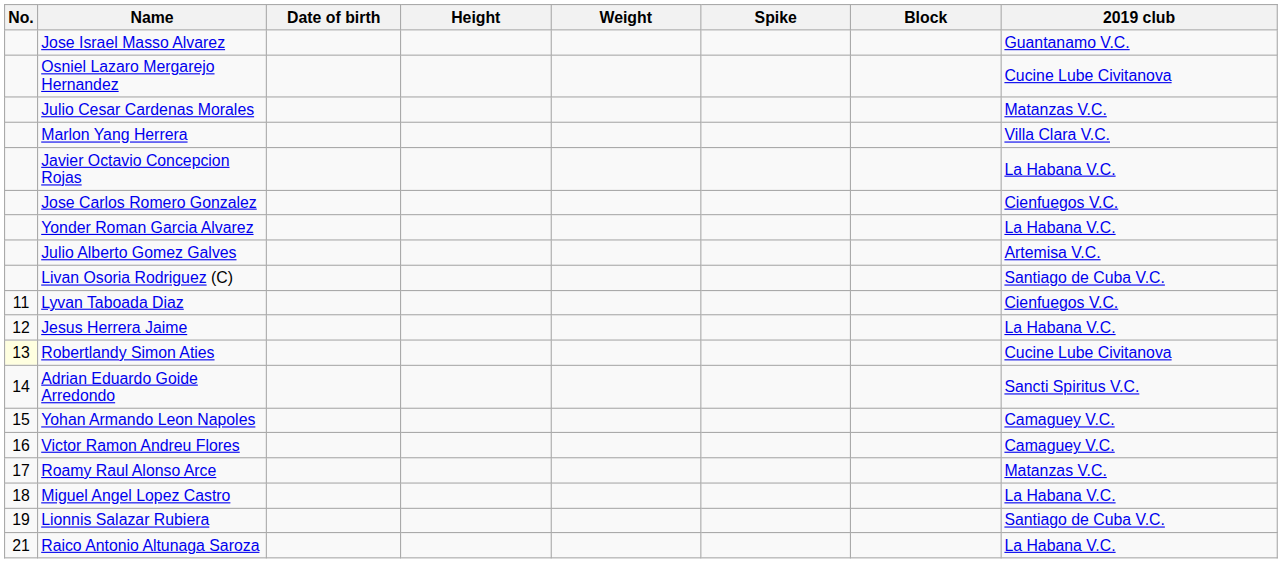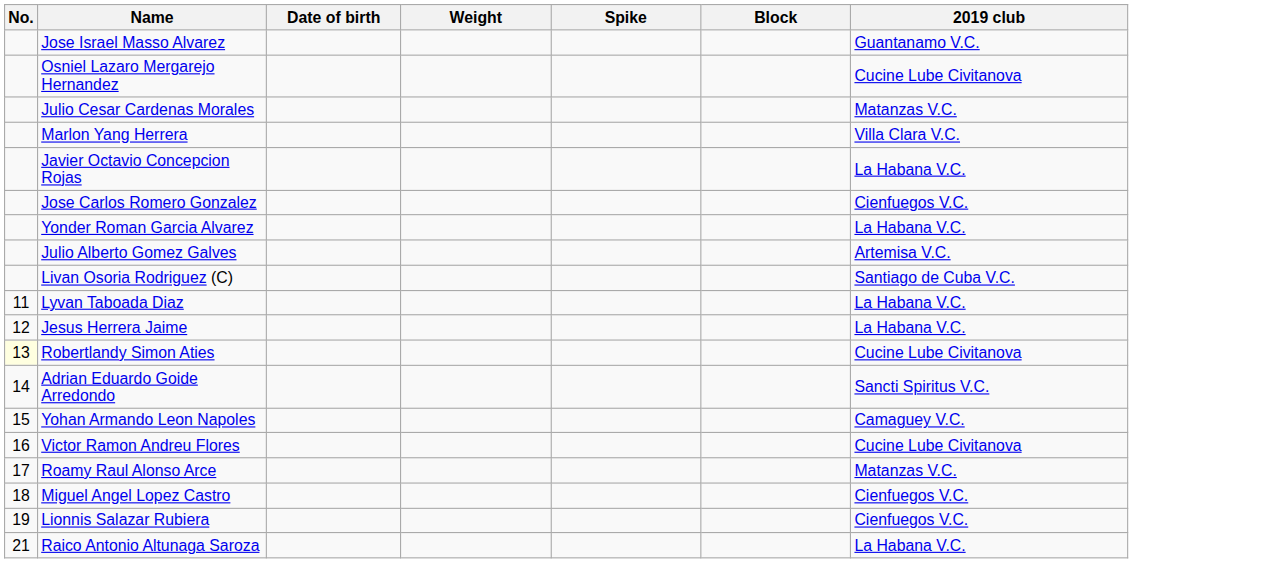- column: (476, 17)
(1061, 303) Cienfuegos V.C. -> (910, 303) La Habana V.C.
(1060, 446) Camaguey V.C. -> (938, 446) Cucine Lube Civitanova
(1060, 496) La Habana V.C. -> (911, 496) Cienfuegos V.C.
(1085, 521) Santiago de Cuba V.C. -> (911, 521) Cienfuegos V.C.
